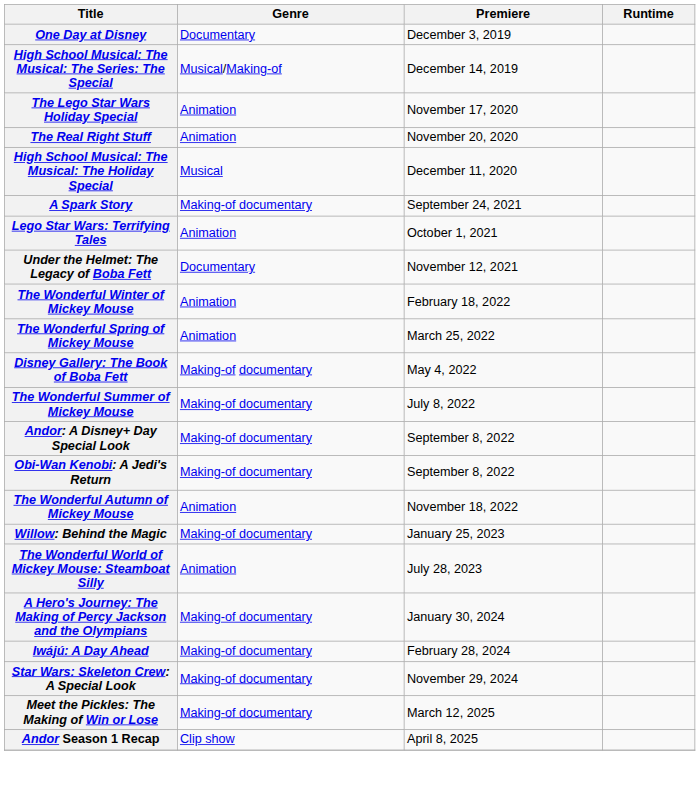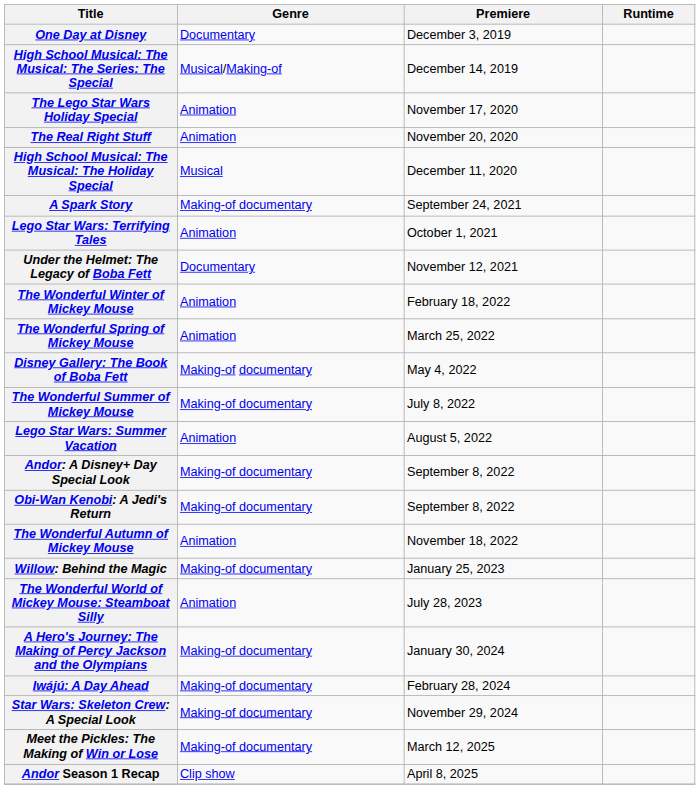+ row: (91, 438)
